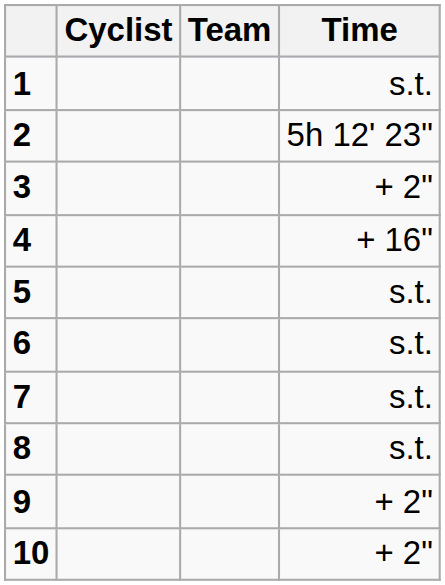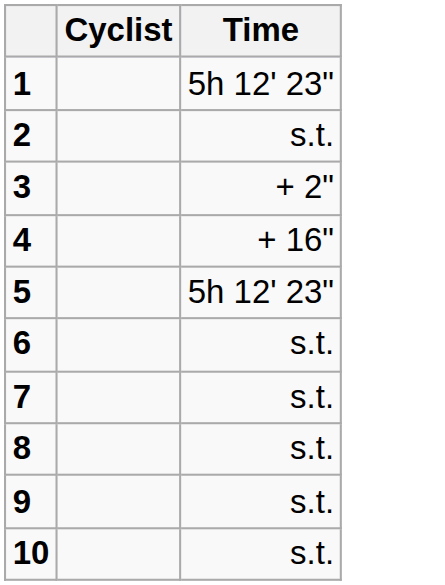- column: (230, 30)
(411, 82) s.t. -> (261, 82) 5h 12' 23"
(360, 135) 5h 12' 23" -> (312, 135) s.t.
(411, 291) s.t. -> (261, 291) 5h 12' 23"
(404, 501) + 2" -> (312, 501) s.t.
(404, 553) + 2" -> (312, 553) s.t.
